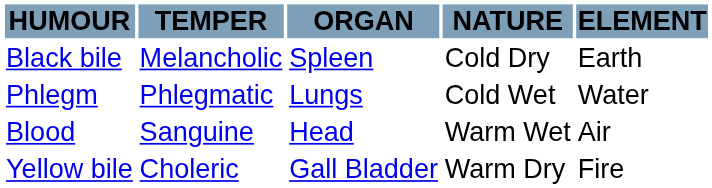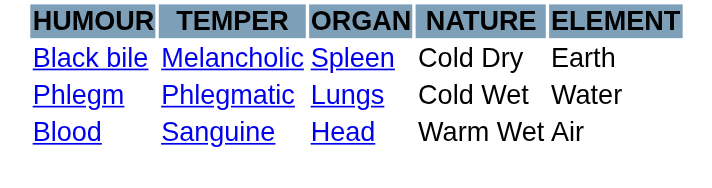- row: (69, 169)
